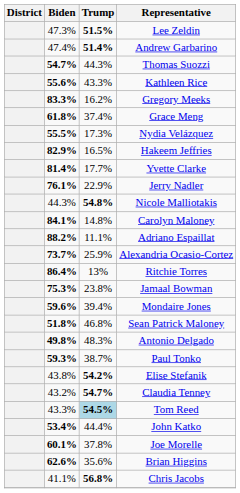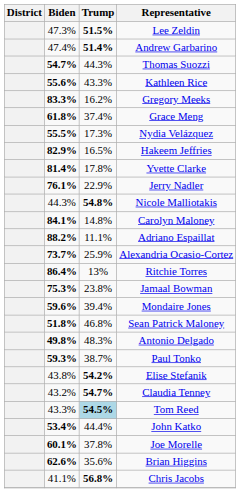(98, 168) 17.7% -> (98, 168) 17.8%
